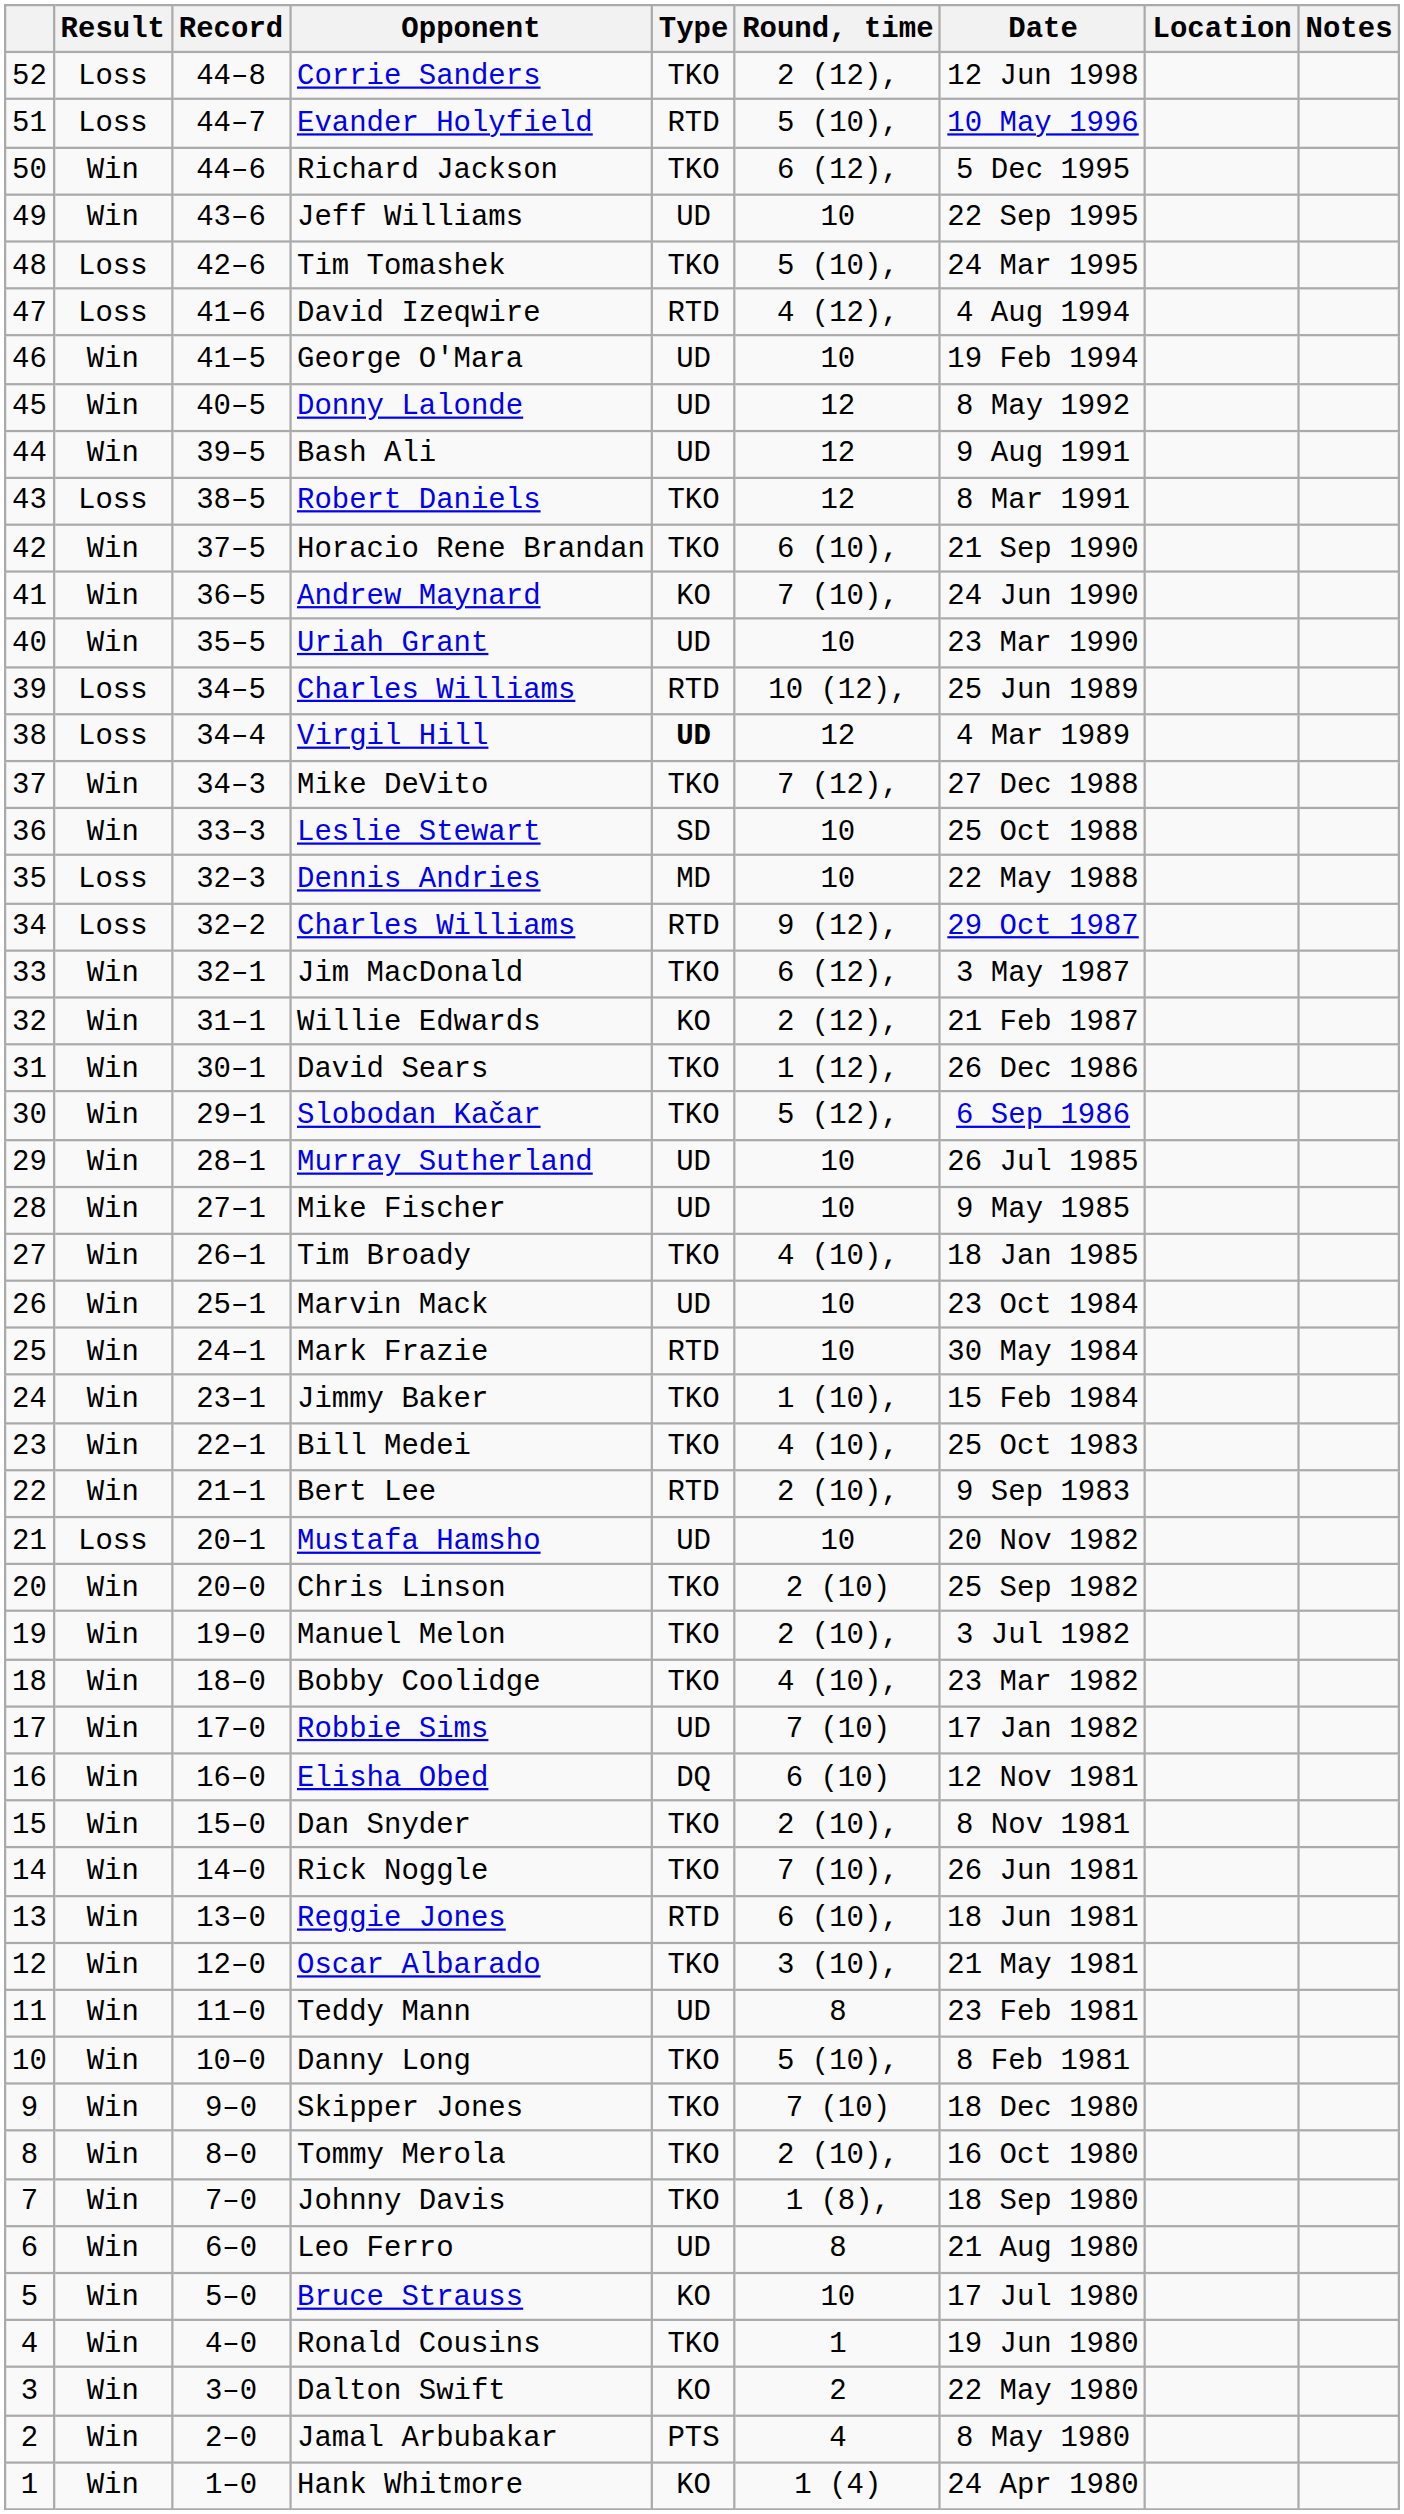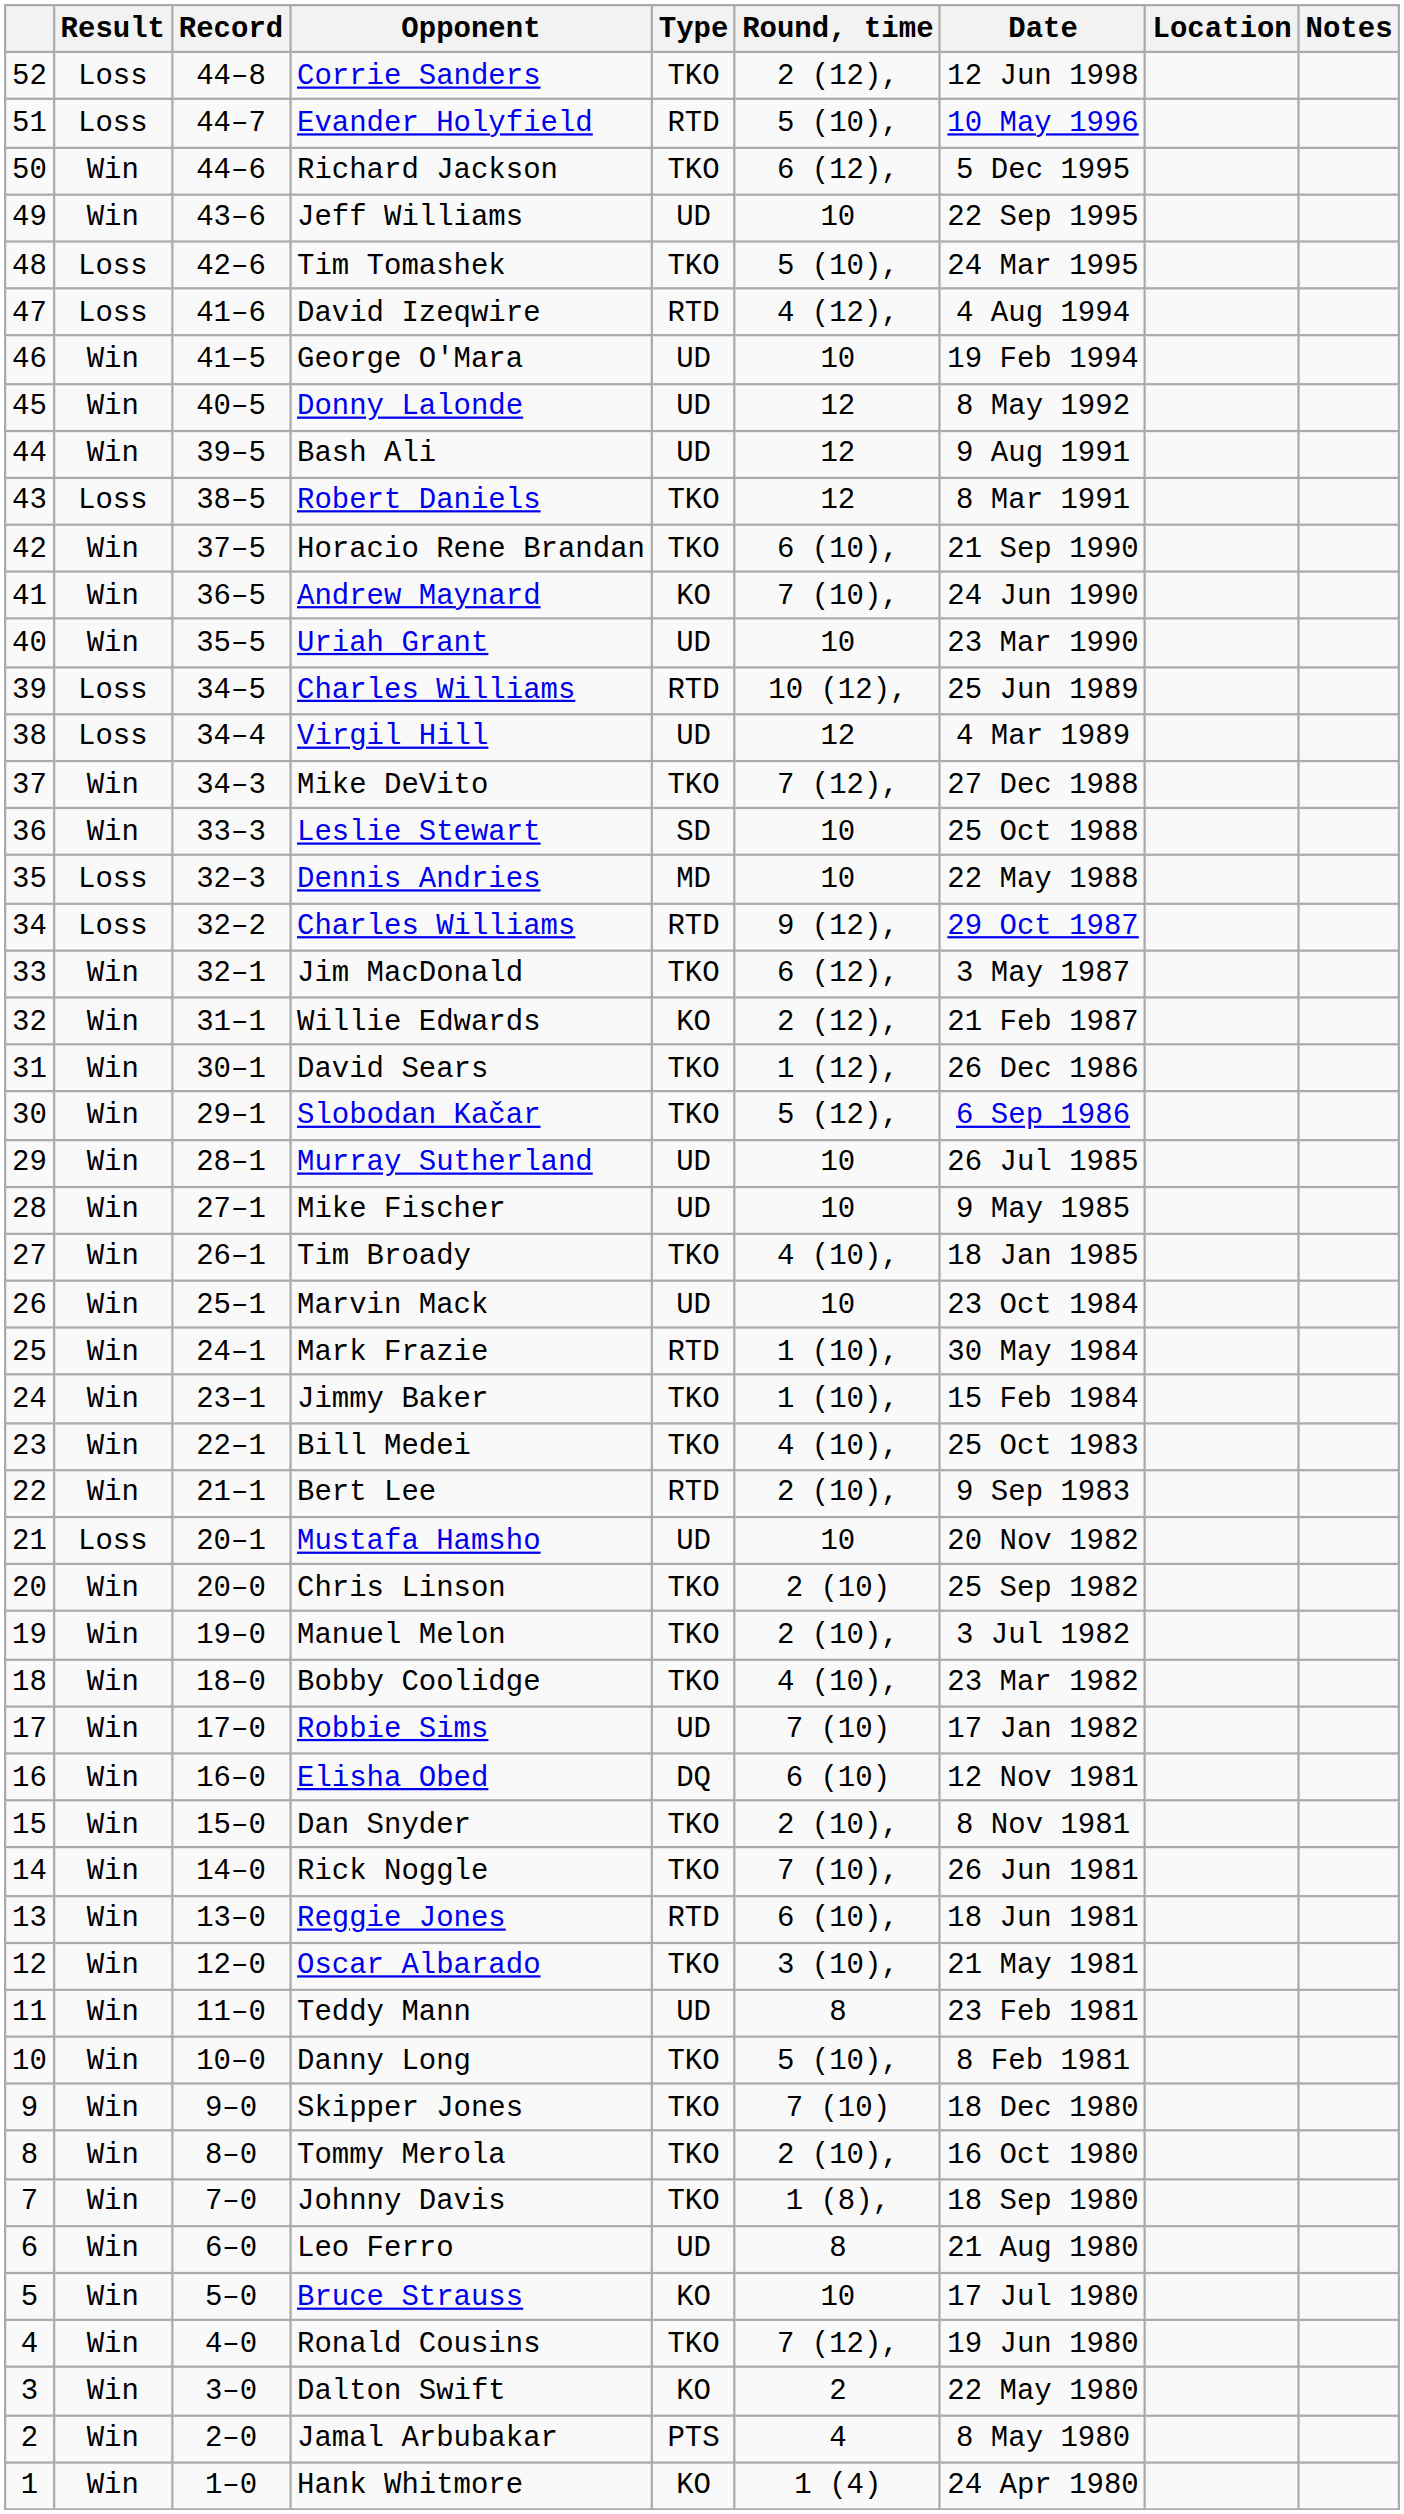(694, 737) bold -> (694, 737) normal
(838, 1352) 10 -> (838, 1352) 1 (10),
(838, 2344) 1 -> (838, 2344) 7 (12),
